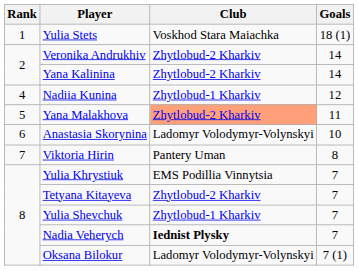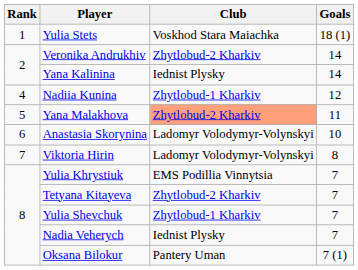(207, 74) Zhytlobud-2 Kharkiv -> (189, 74) Iednist Plysky
(189, 154) Pantery Uman -> (233, 154) Ladomyr Volodymyr-Volynskyi
(191, 235) bold -> (189, 235) normal
(233, 255) Ladomyr Volodymyr-Volynskyi -> (189, 255) Pantery Uman
